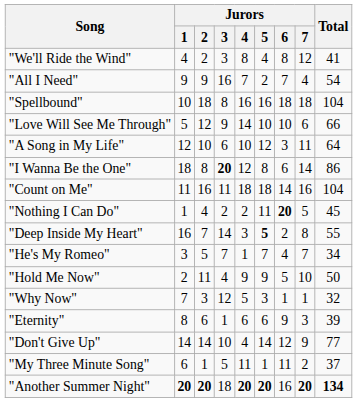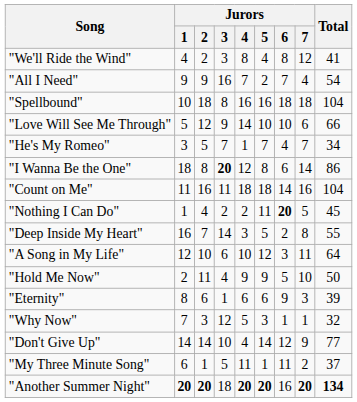rows swapped: (59, 255) <-> (66, 146)
(265, 233) bold -> (265, 233) normal
rows swapped: (37, 320) <-> (43, 299)
